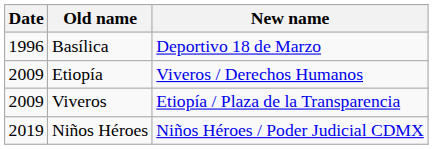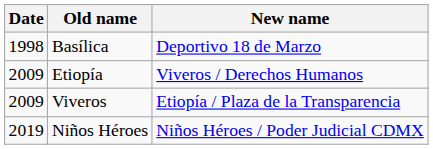(26, 46) 1996 -> (26, 46) 1998
